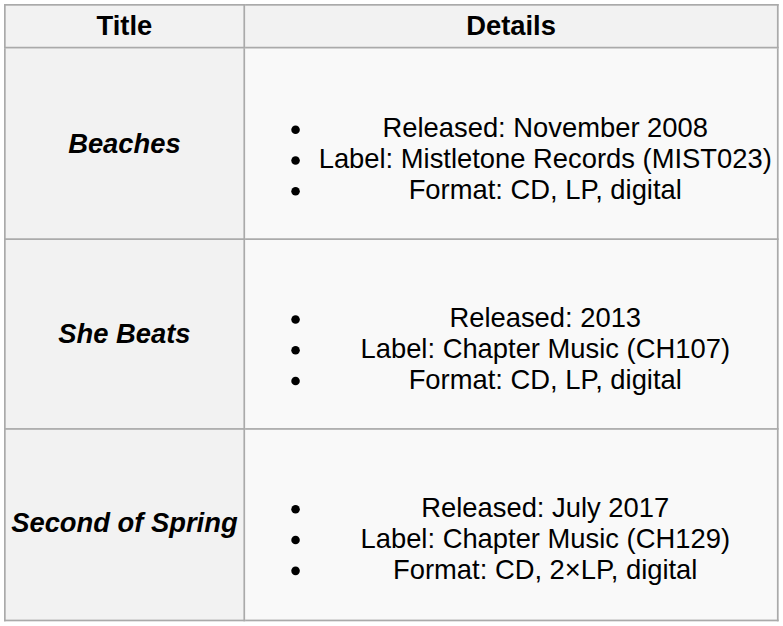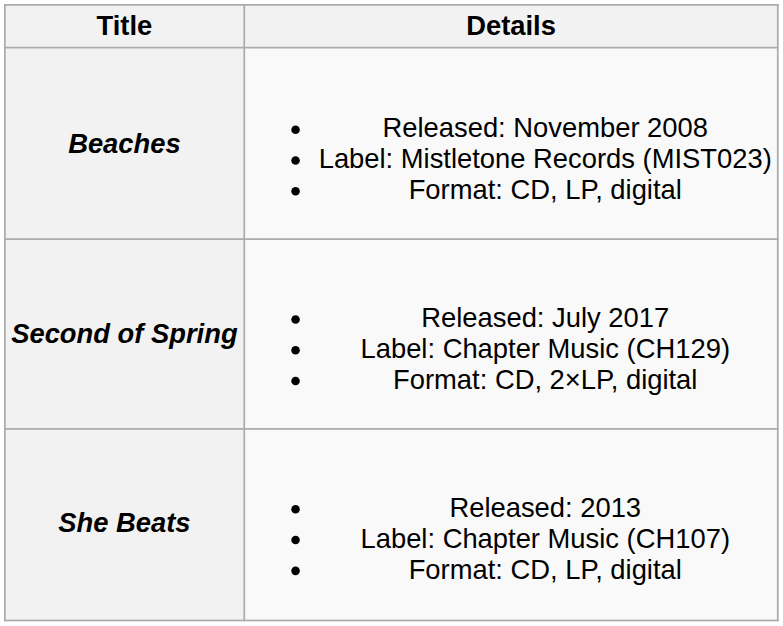rows swapped: (124, 333) <-> (124, 524)
